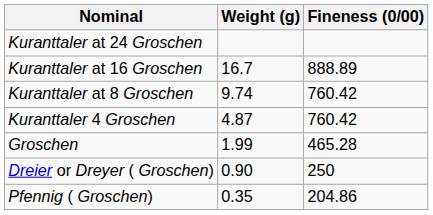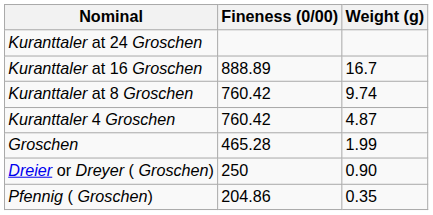columns swapped: (261, 17) <-> (366, 17)
